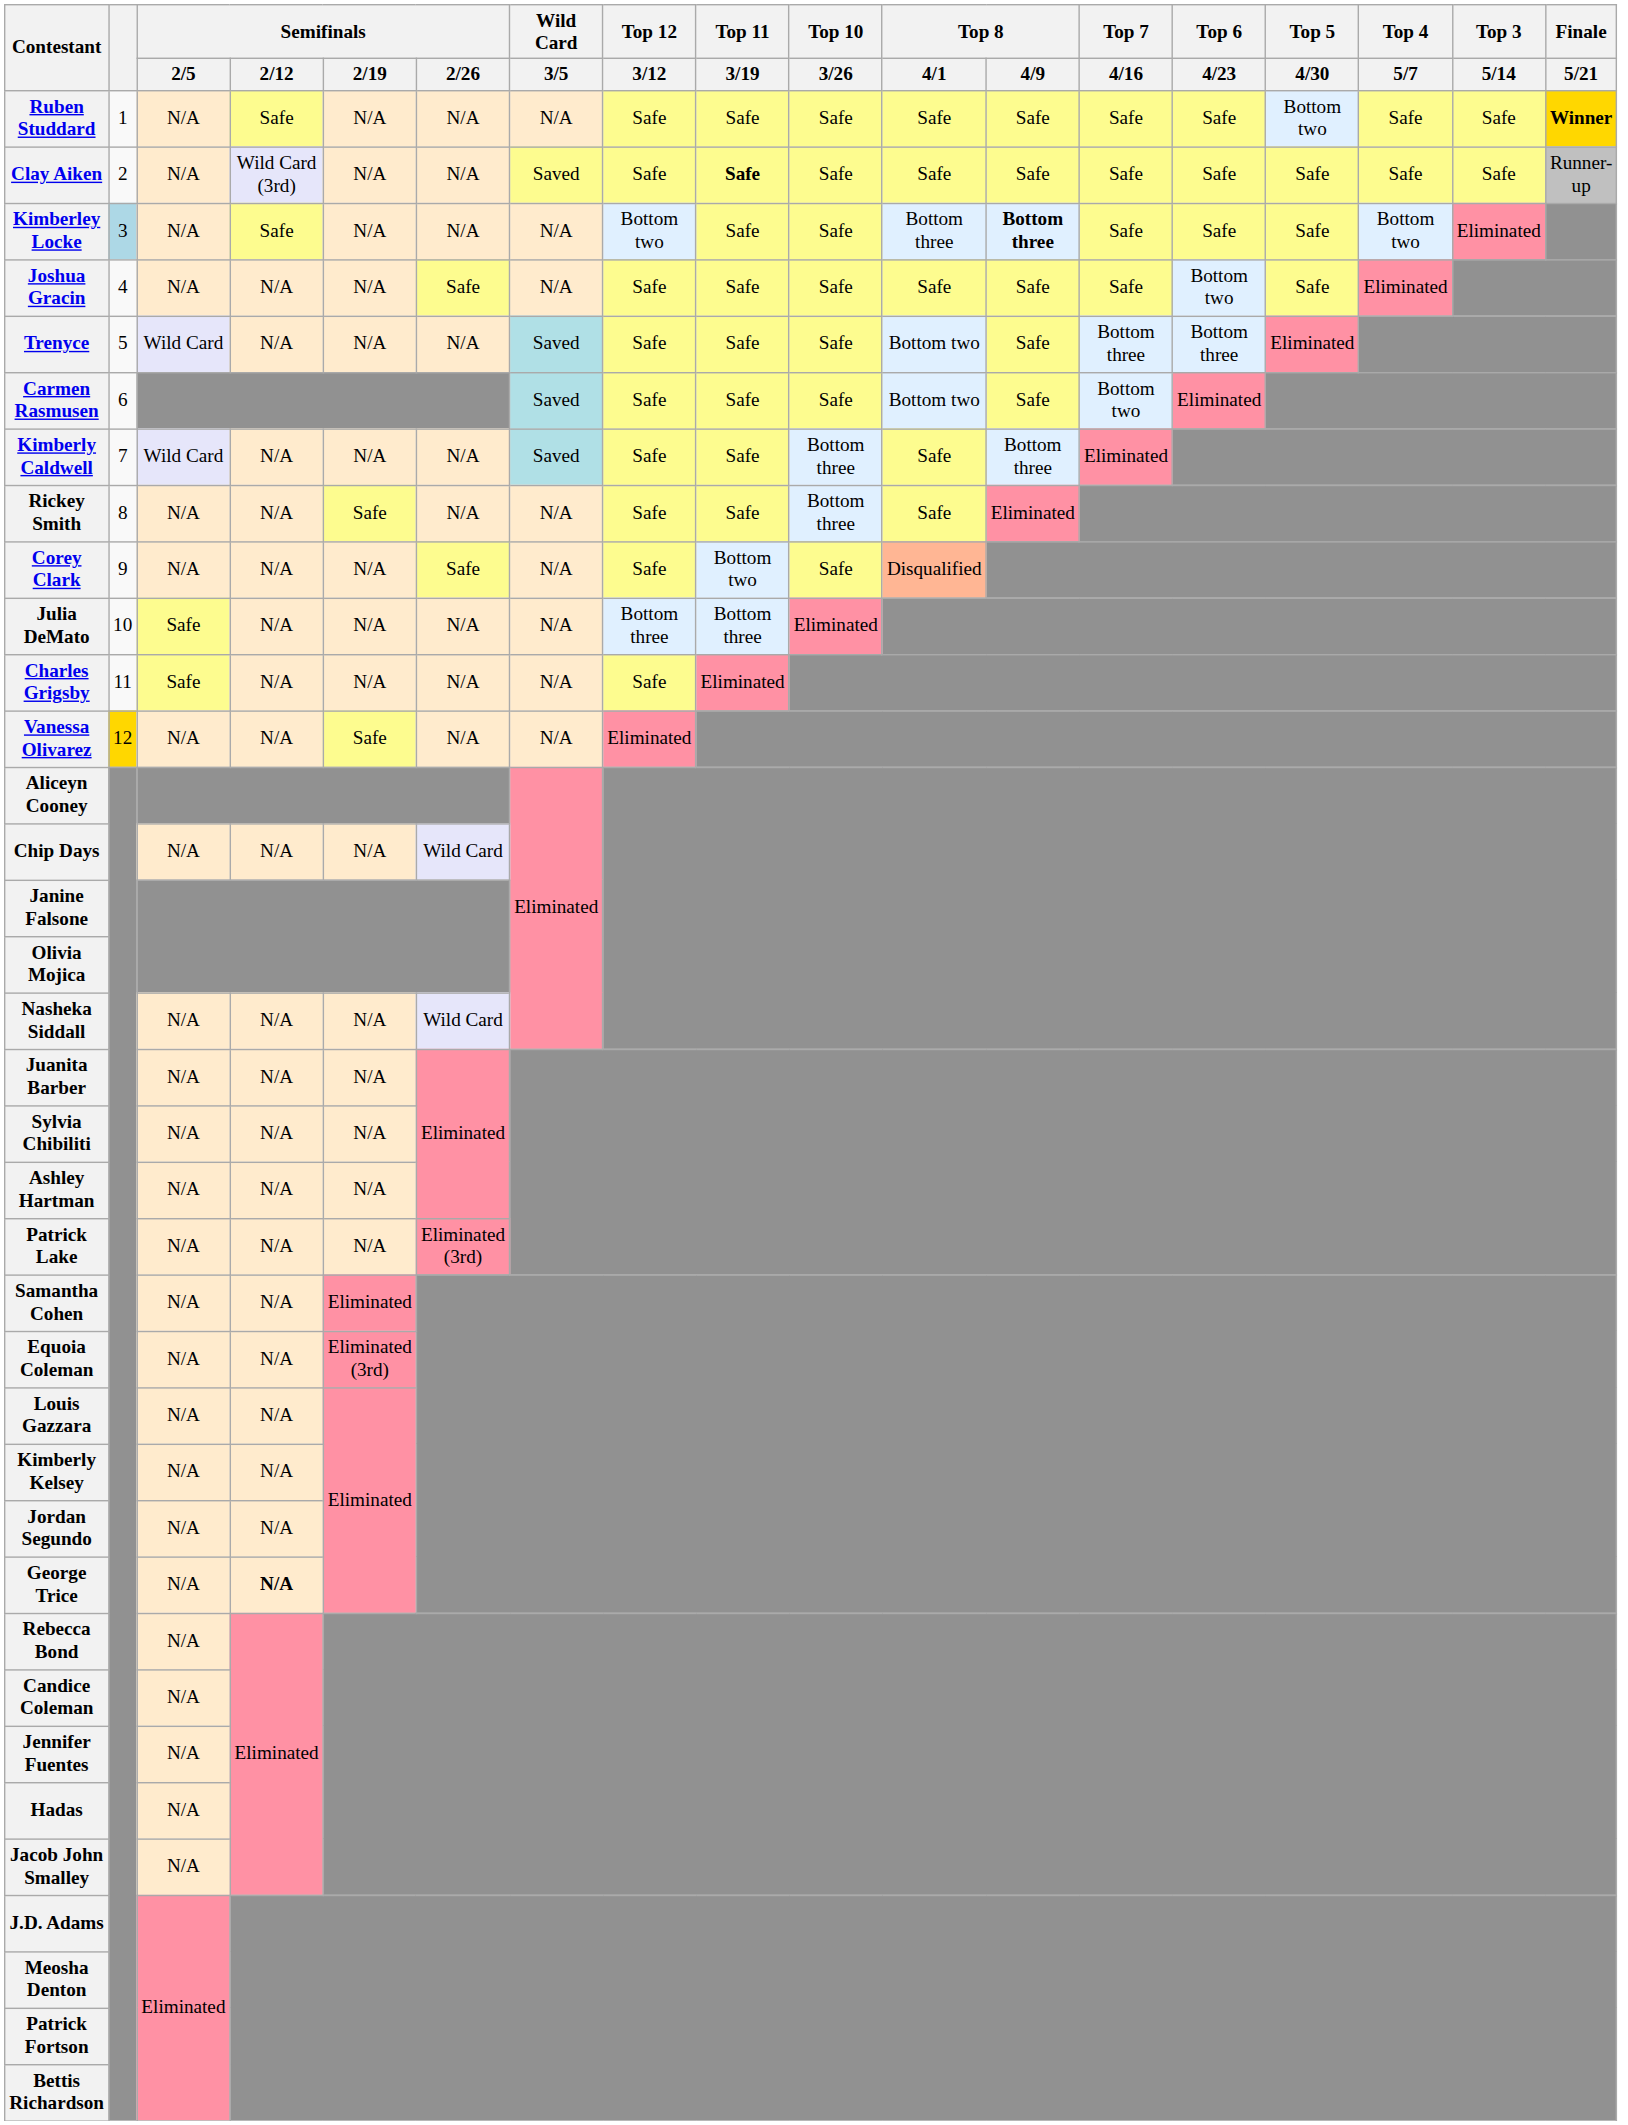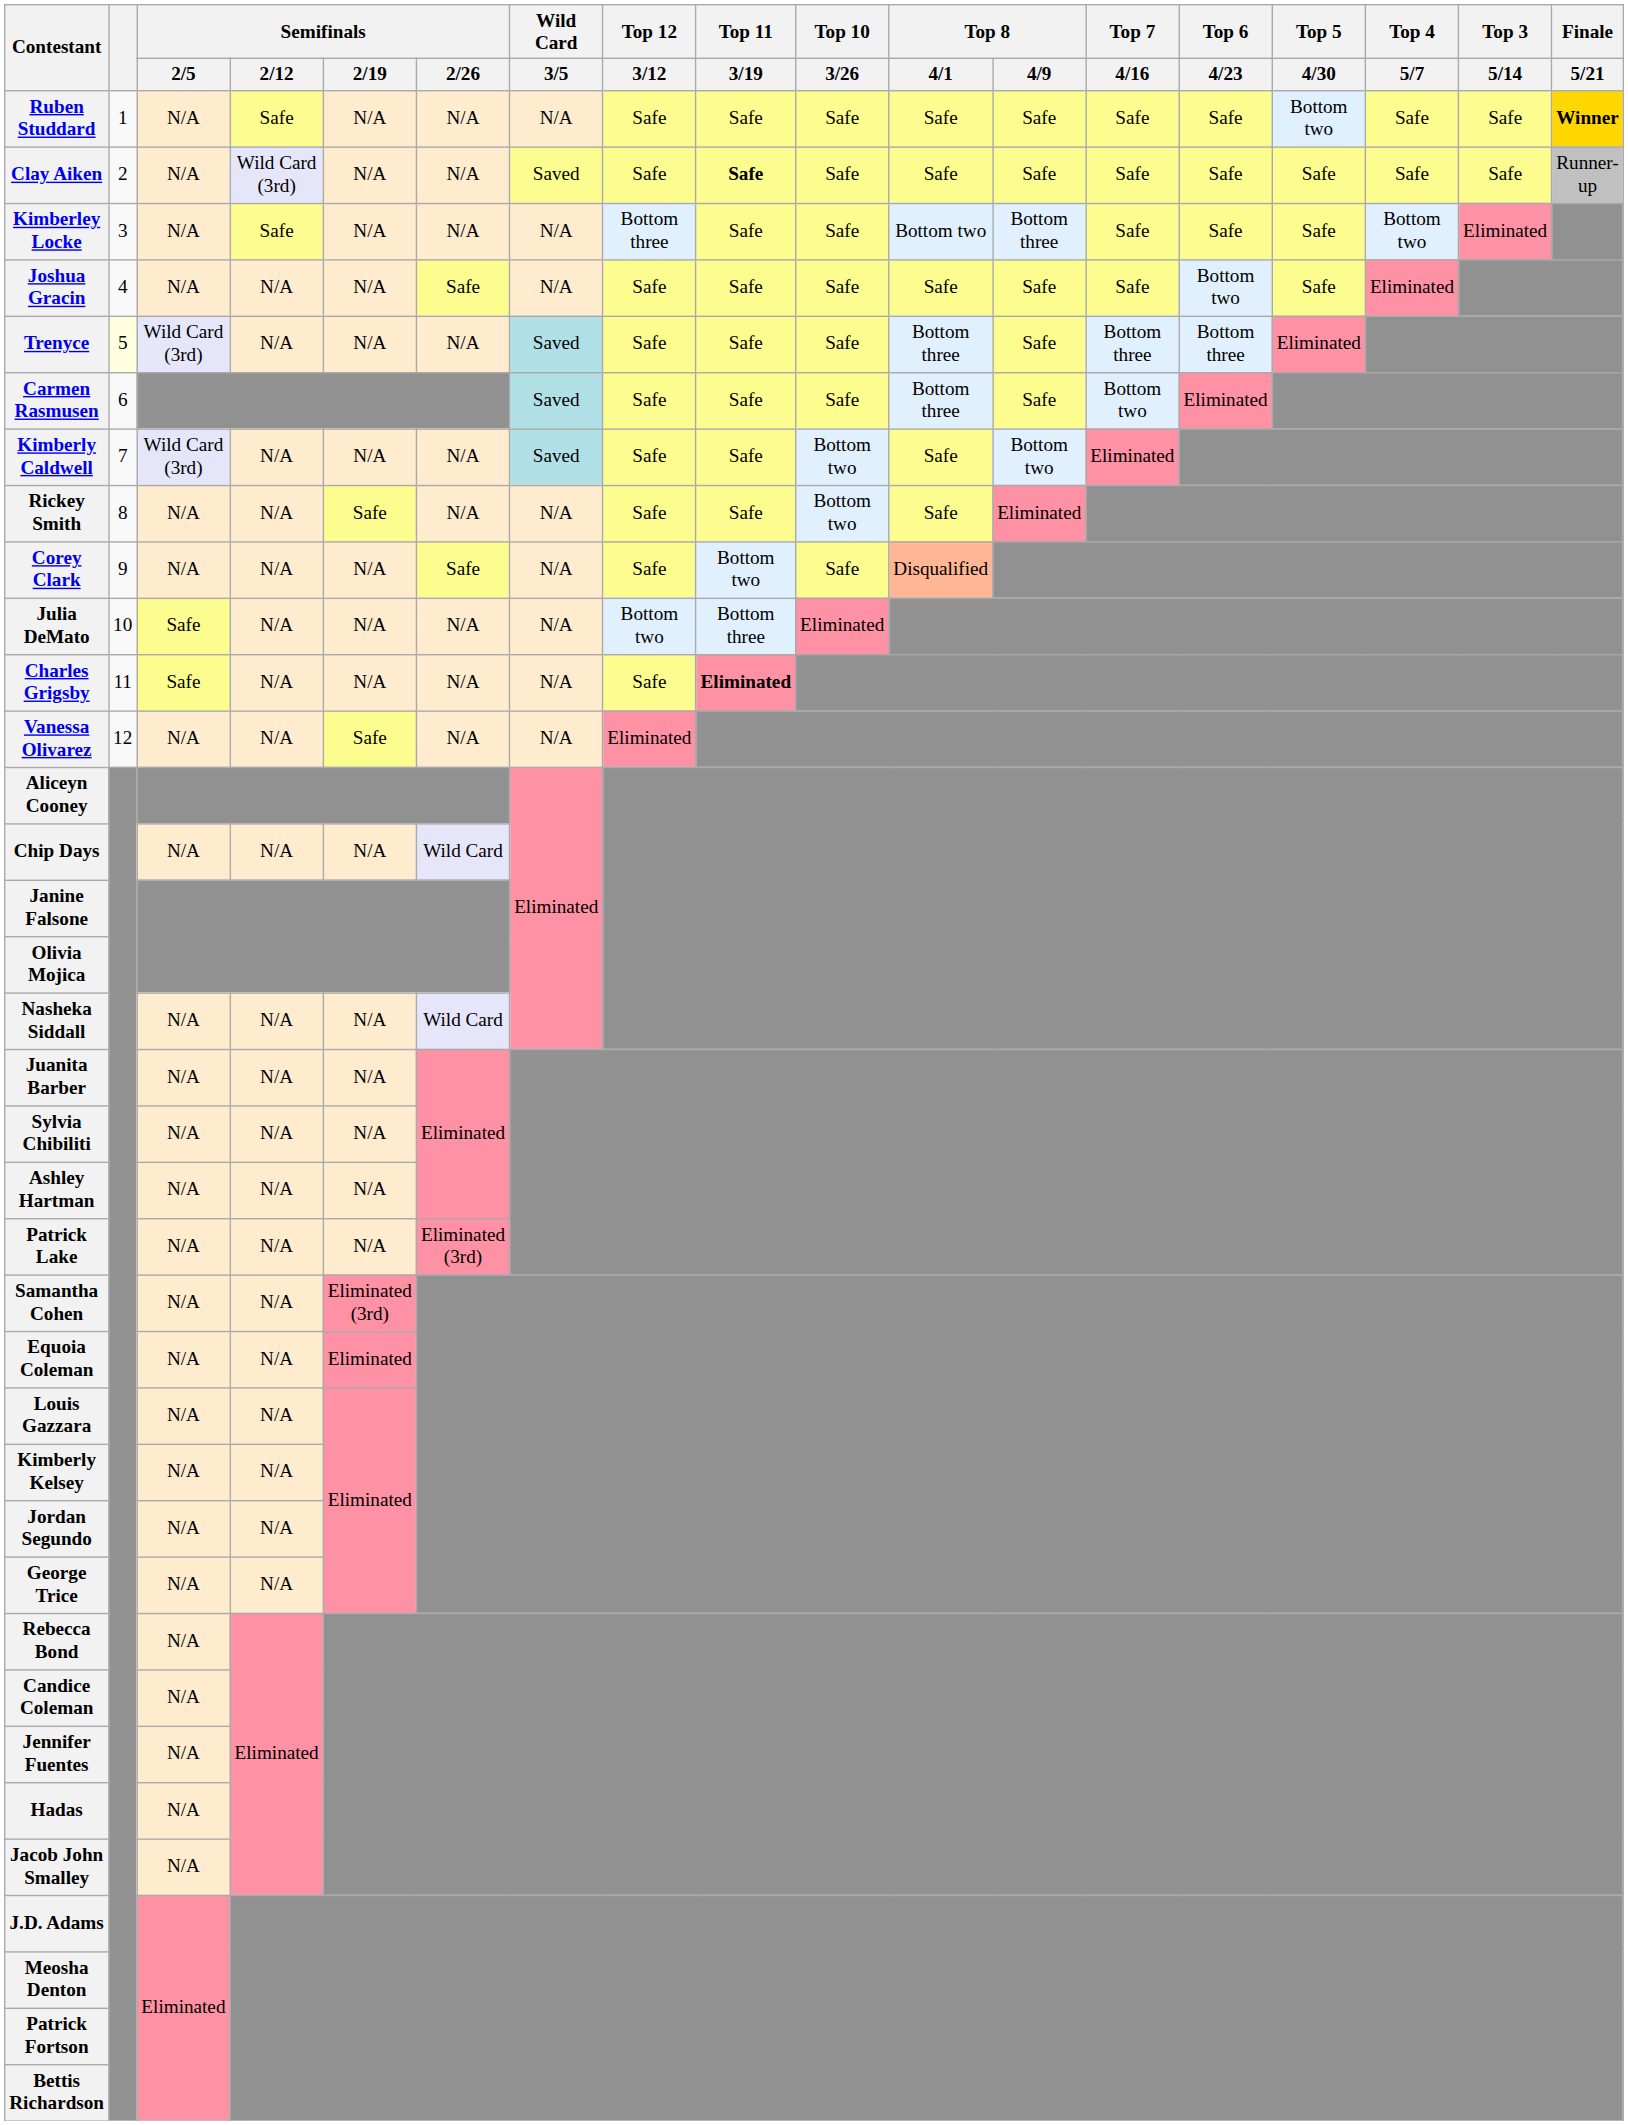(123, 230) lightblue background -> (123, 230) no background
(649, 230) Bottom two -> (649, 230) Bottom three
(934, 230) Bottom three -> (941, 230) Bottom two
(1033, 230) bold -> (1039, 230) normal
(123, 343) no background -> (123, 343) lightyellow background
(183, 343) Wild Card -> (183, 343) Wild Card (3rd)
(934, 343) Bottom two -> (941, 343) Bottom three
(934, 400) Bottom two -> (941, 400) Bottom three
(183, 456) Wild Card -> (183, 456) Wild Card (3rd)
(836, 456) Bottom three -> (842, 456) Bottom two
(1033, 456) Bottom three -> (1039, 456) Bottom two
(836, 512) Bottom three -> (842, 512) Bottom two
(649, 625) Bottom three -> (649, 625) Bottom two
(743, 682) normal -> (746, 682) bold
(123, 738) gold background -> (123, 738) no background
(370, 1302) Eliminated -> (370, 1302) Eliminated (3rd)
(370, 1358) Eliminated (3rd) -> (370, 1358) Eliminated
(277, 1584) bold -> (277, 1584) normal
